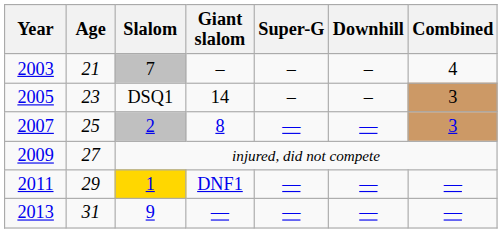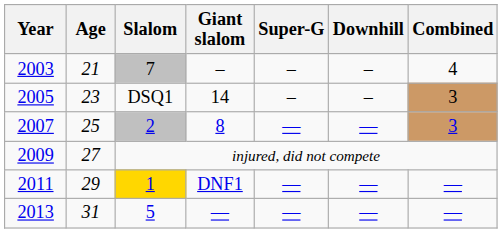(150, 213) 9 -> (150, 213) 5
